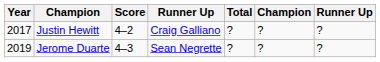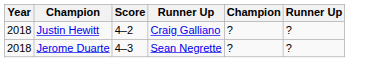- column: (239, 13)
(19, 30) 2017 -> (19, 30) 2018
(19, 48) 2019 -> (19, 48) 2018
